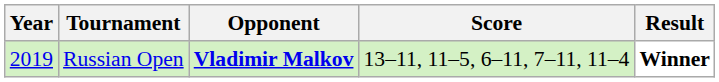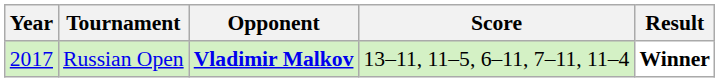(31, 58) 2019 -> (31, 58) 2017
